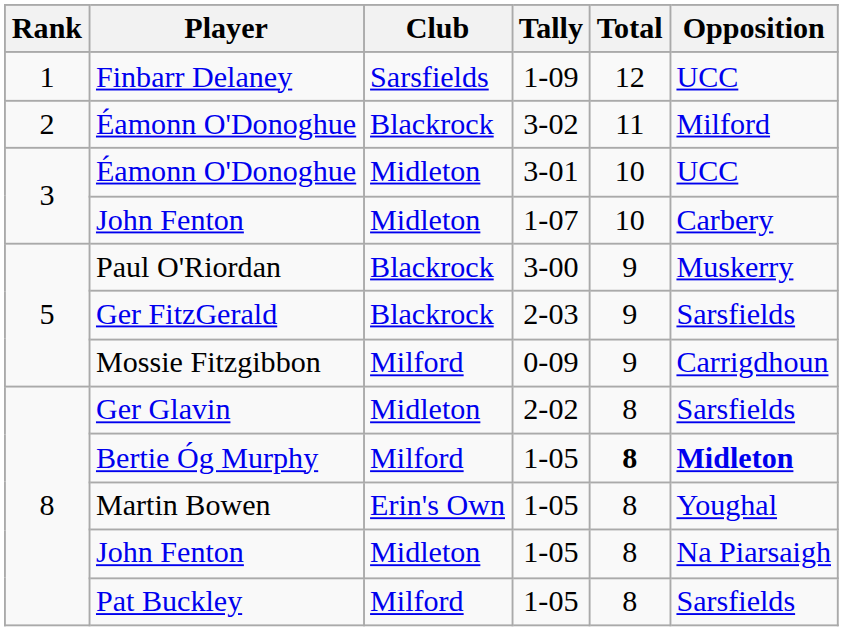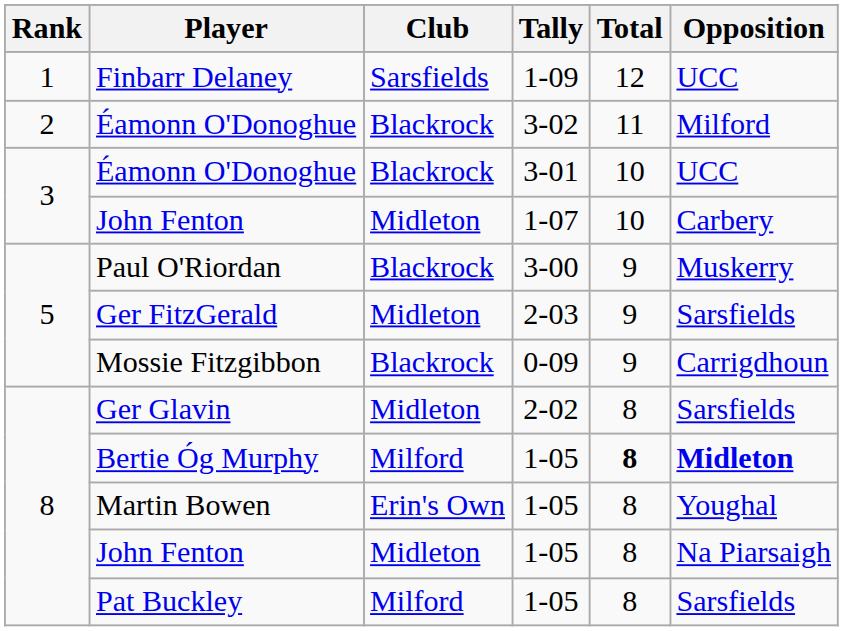(425, 171) Midleton -> (432, 171) Blackrock
(432, 314) Blackrock -> (425, 314) Midleton
(417, 362) Milford -> (432, 362) Blackrock
